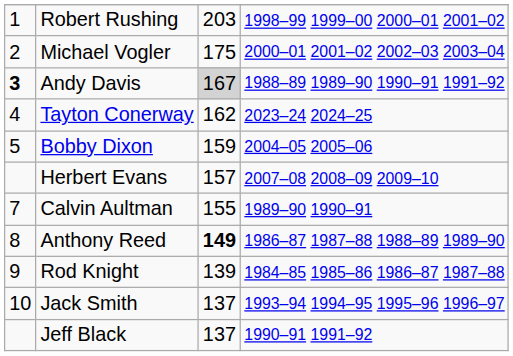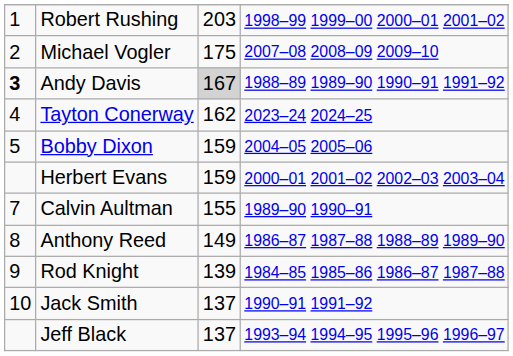(375, 52) 2000–01 2001–02 2002–03 2003–04 -> (341, 52) 2007–08 2008–09 2009–10
(219, 177) 157 -> (219, 177) 159
(341, 178) 2007–08 2008–09 2009–10 -> (375, 178) 2000–01 2001–02 2002–03 2003–04
(219, 240) bold -> (219, 240) normal
(375, 304) 1993–94 1994–95 1995–96 1996–97 -> (308, 304) 1990–91 1991–92
(308, 335) 1990–91 1991–92 -> (375, 335) 1993–94 1994–95 1995–96 1996–97
